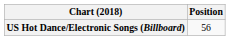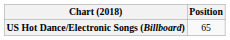(206, 27) 56 -> (206, 27) 65
